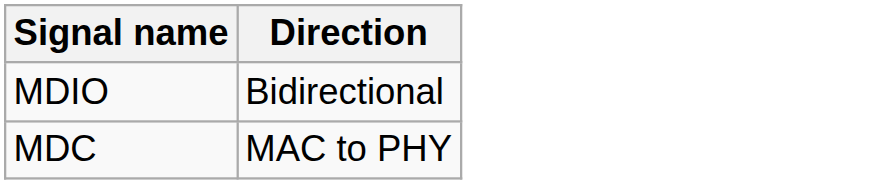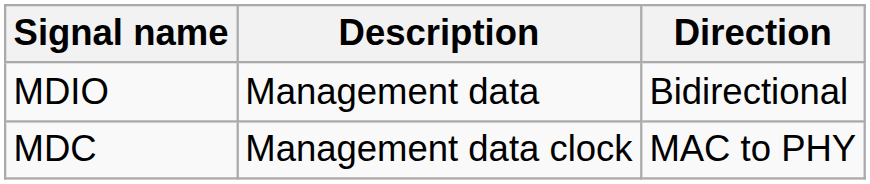+ column: (439, 33)
